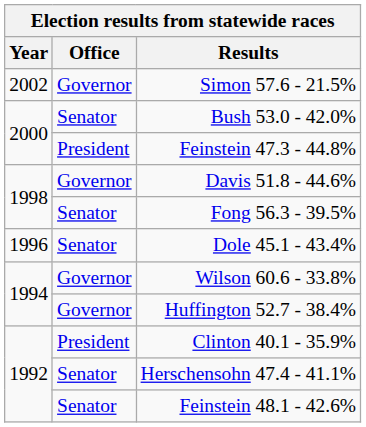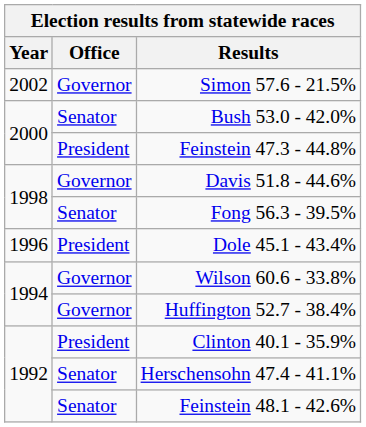(87, 245) Senator -> (93, 245) President
